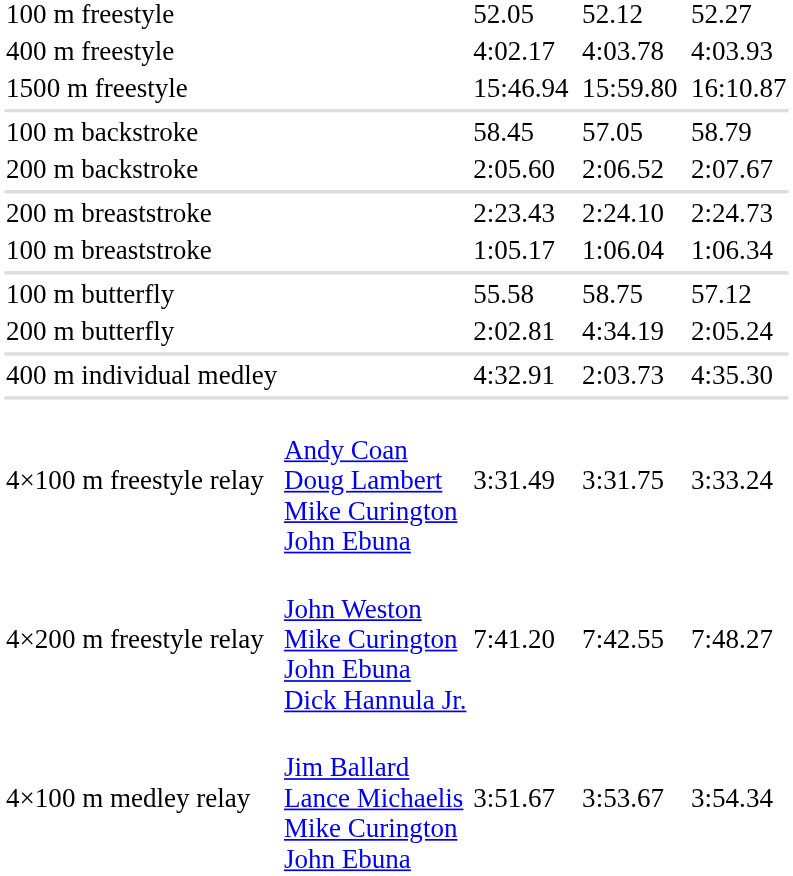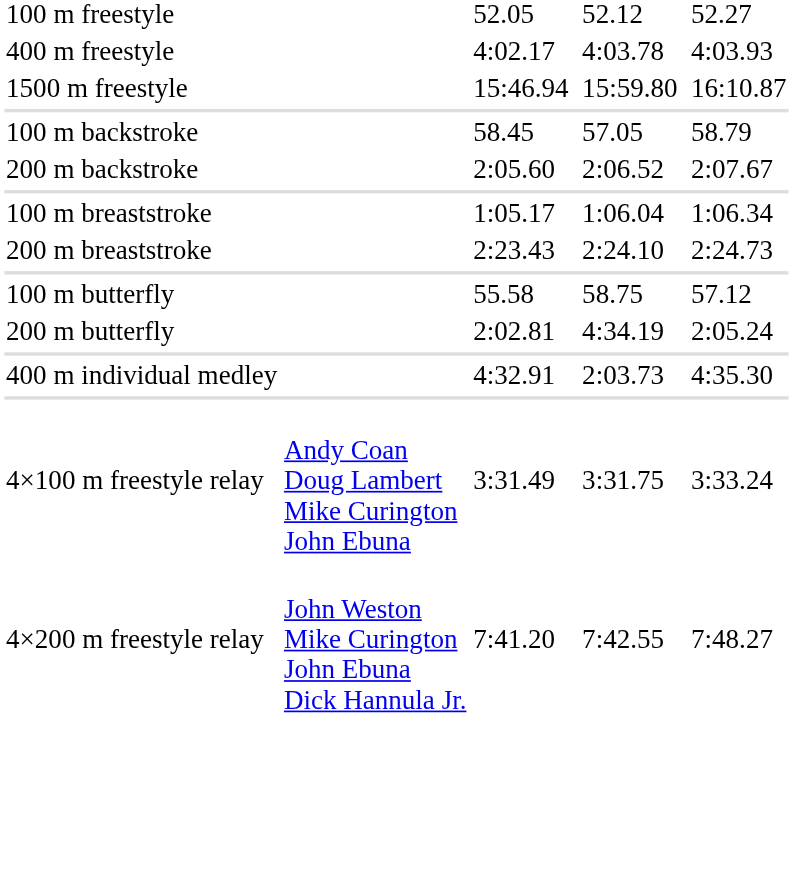rows swapped: (109, 250) <-> (109, 213)
- row: (128, 798)
